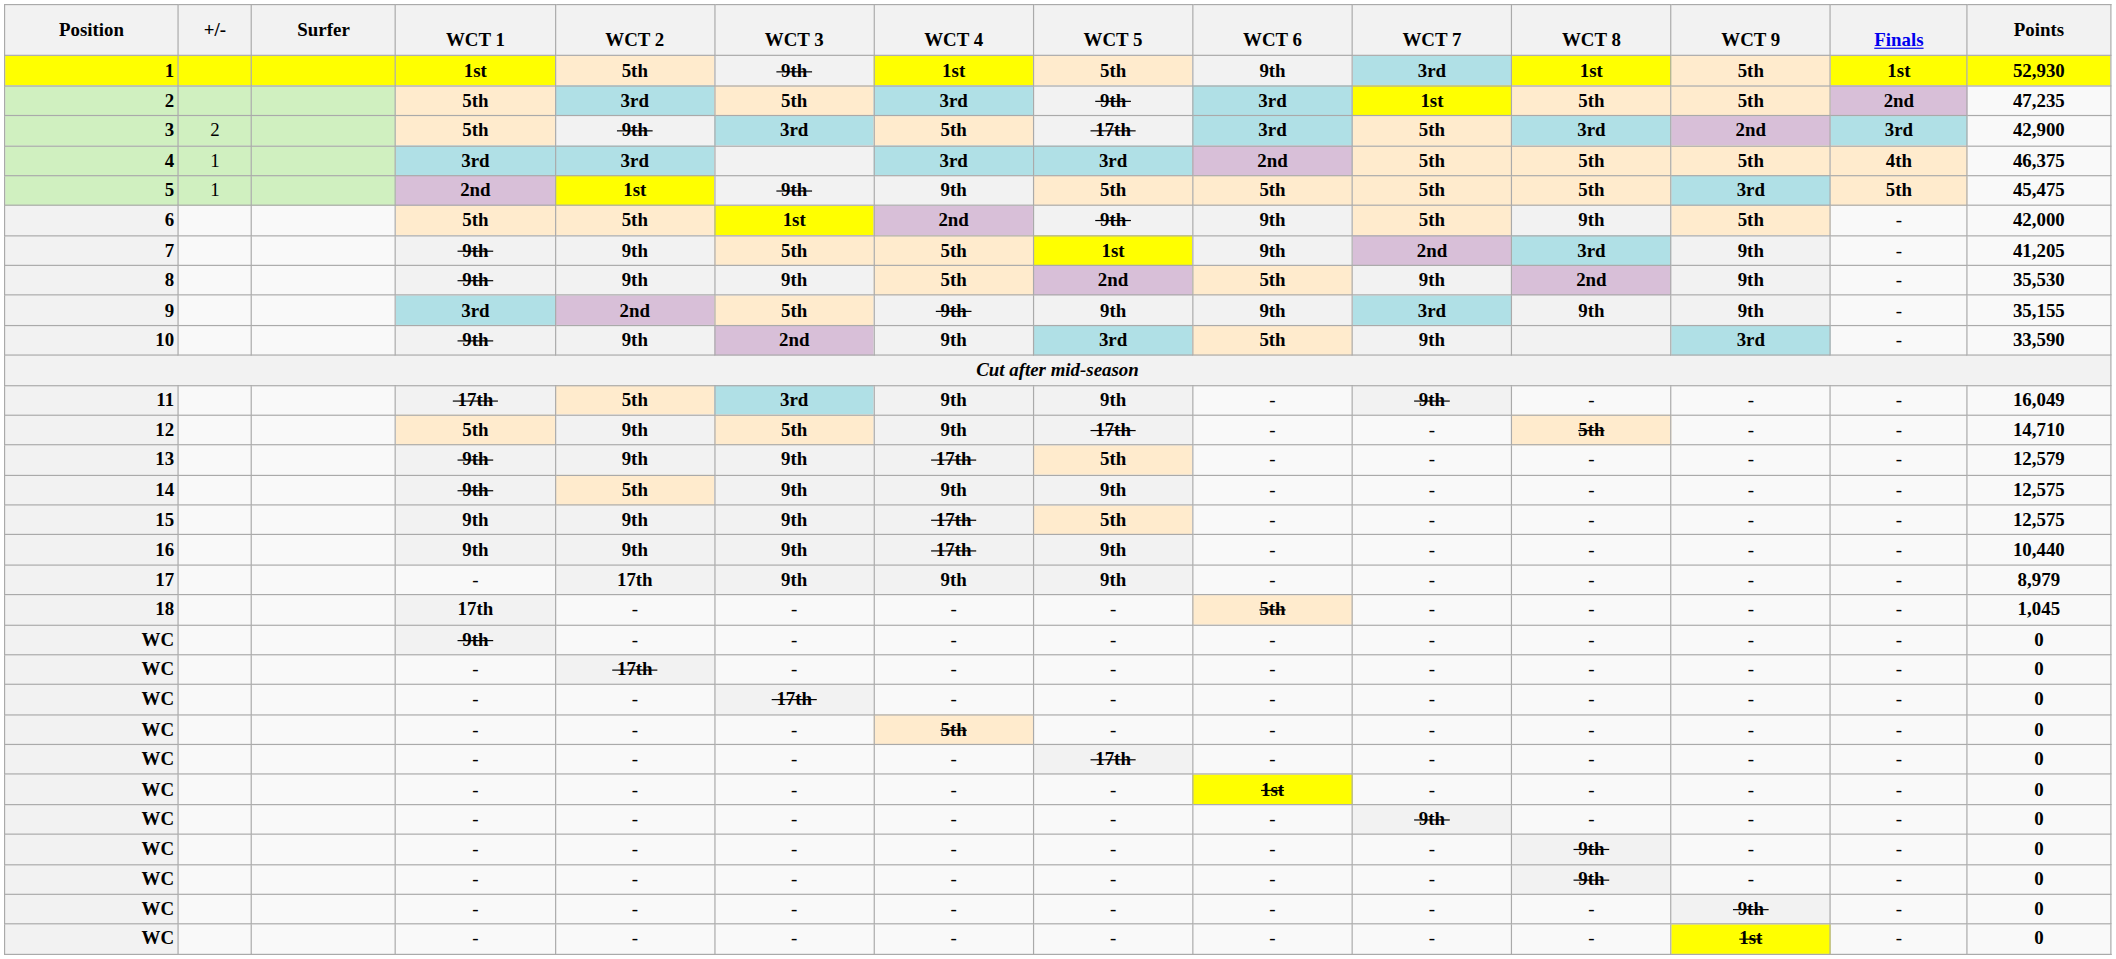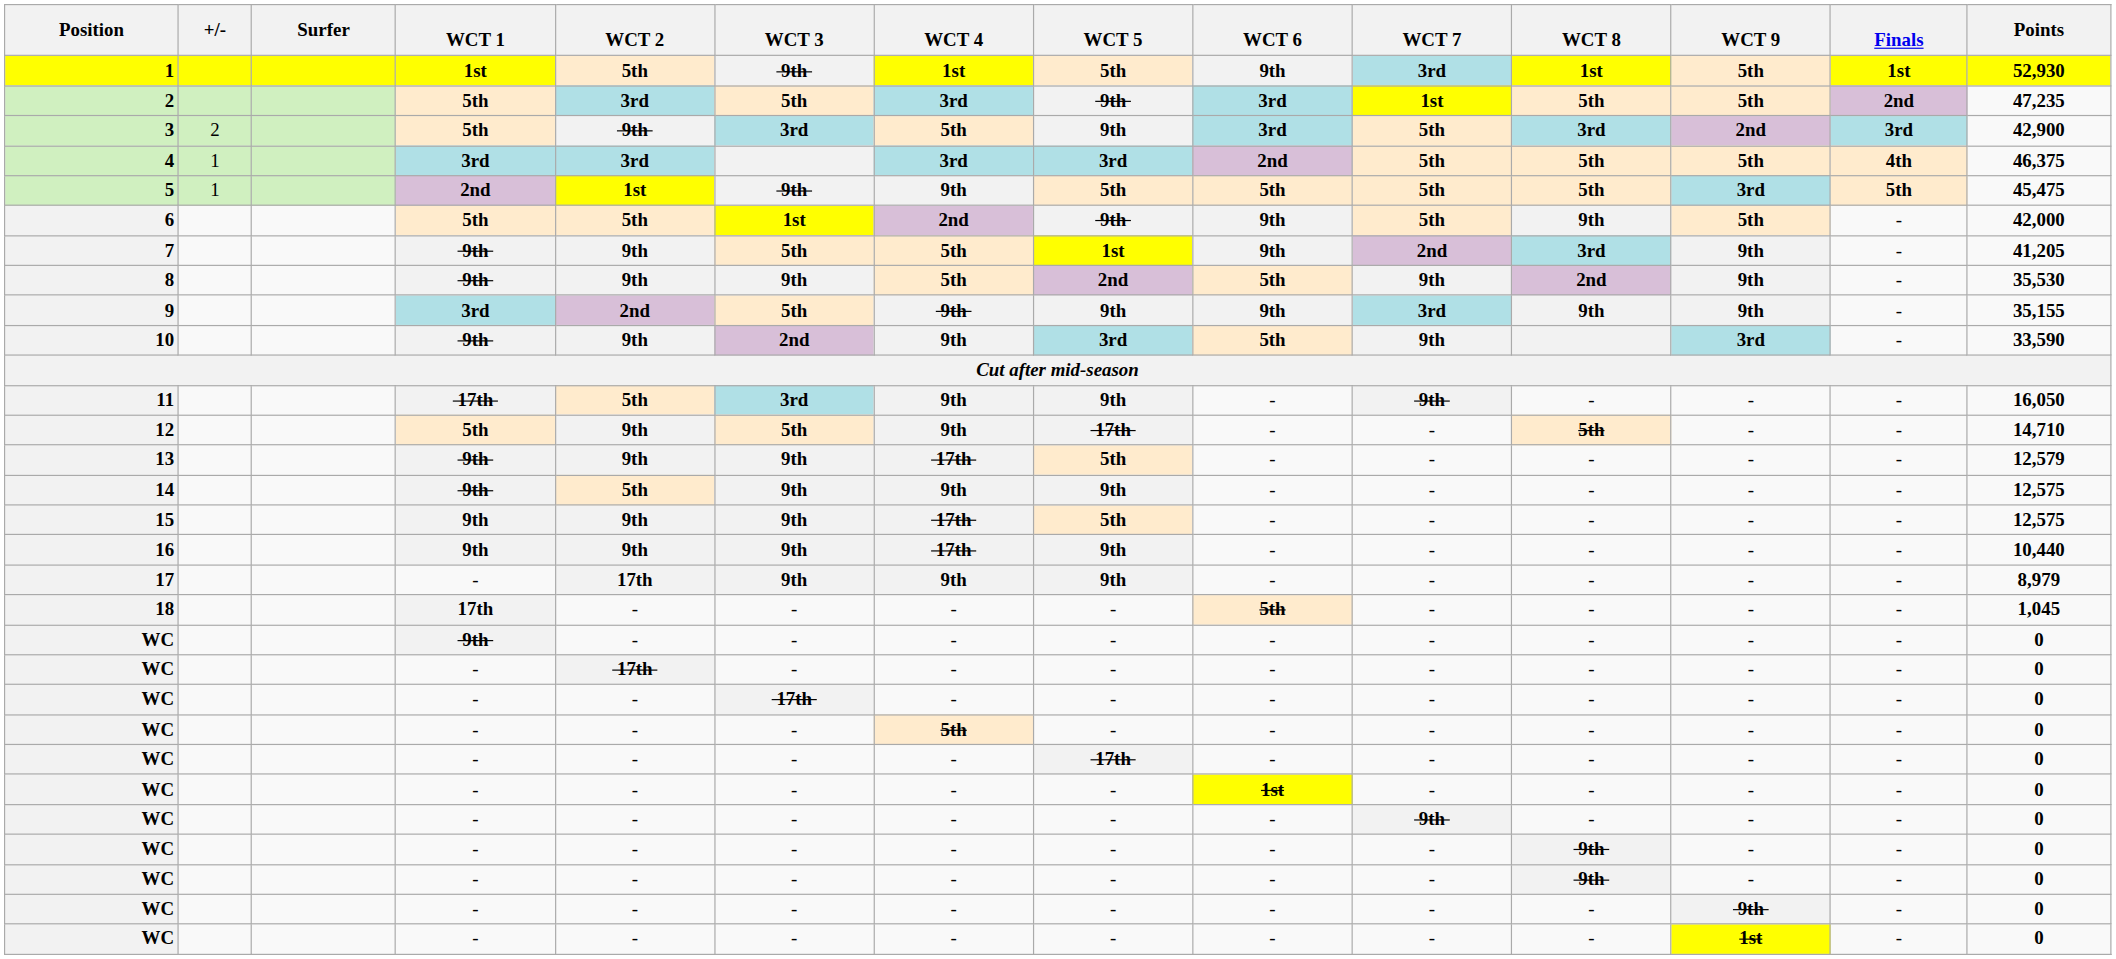(1113, 130) 17th -> (1113, 130) 9th
(2039, 400) 16,049 -> (2039, 400) 16,050
